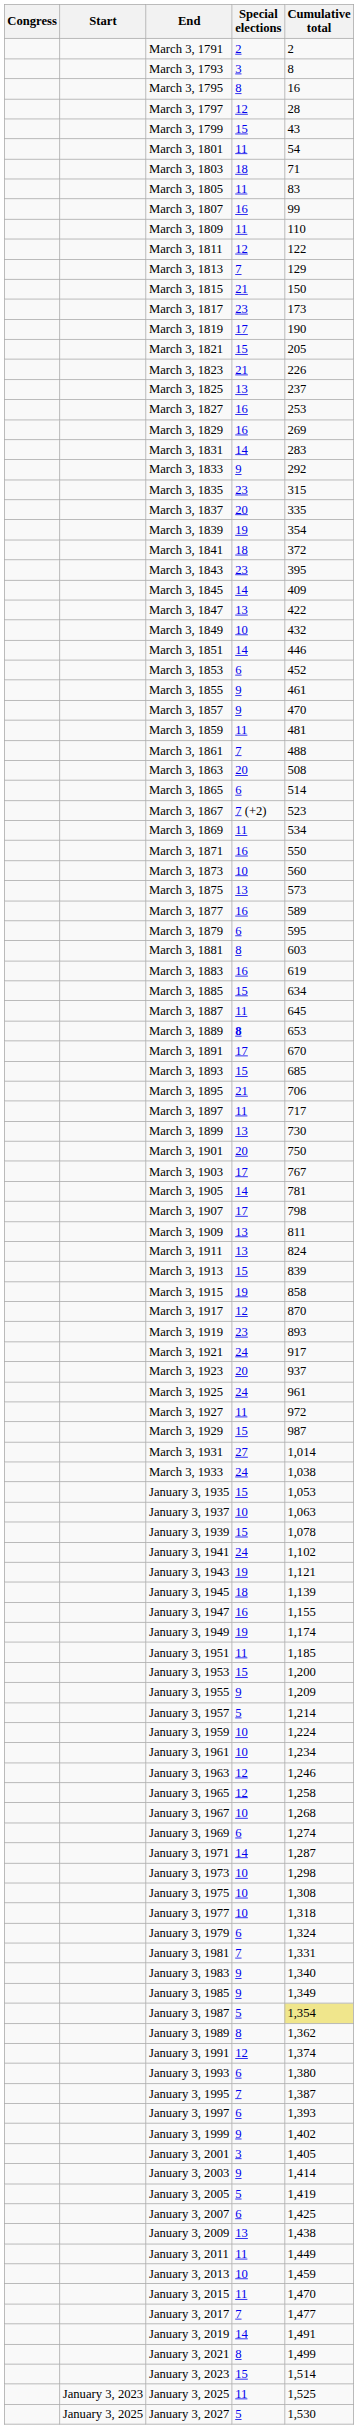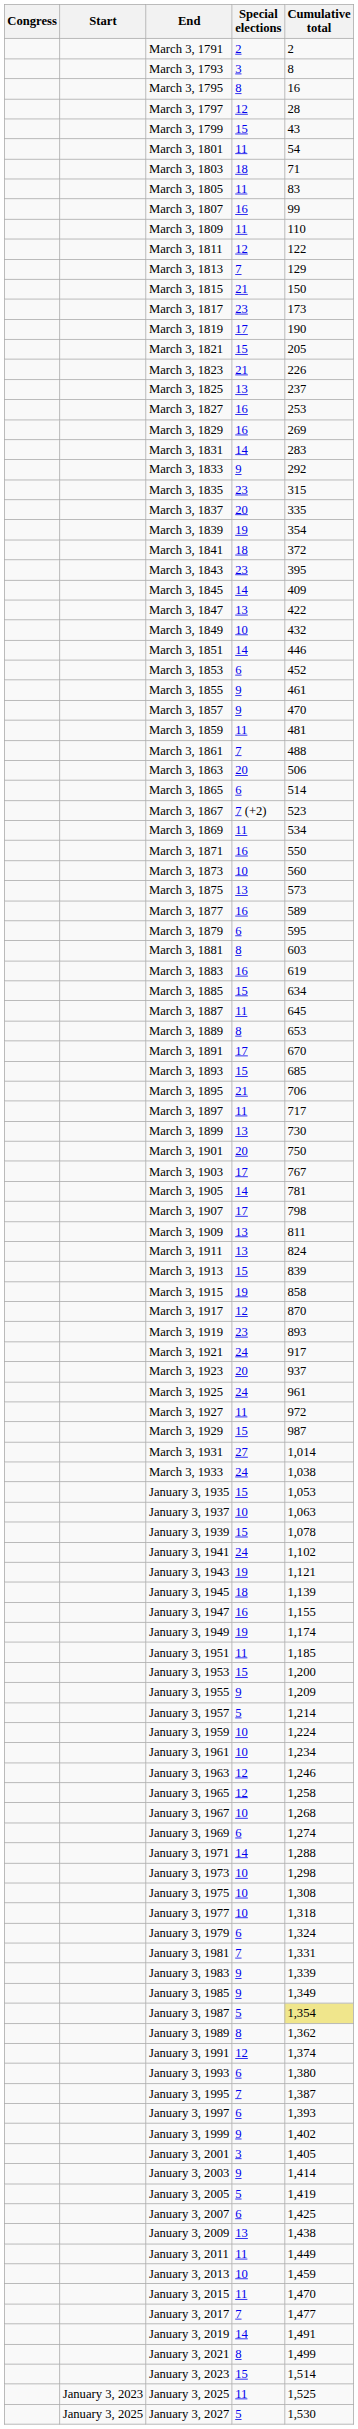(297, 770) 508 -> (297, 770) 506
(238, 1031) bold -> (238, 1031) normal
(302, 1852) 1,287 -> (302, 1852) 1,288
(302, 1973) 1,340 -> (302, 1973) 1,339
